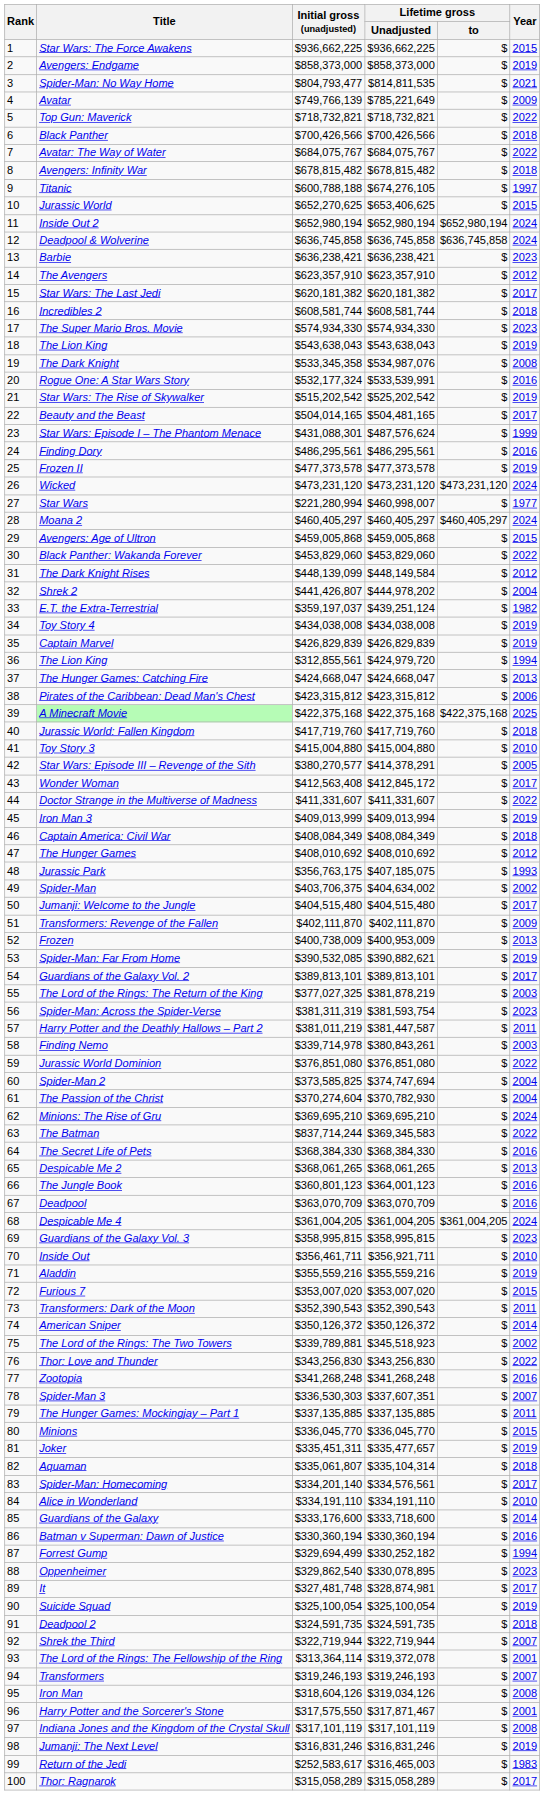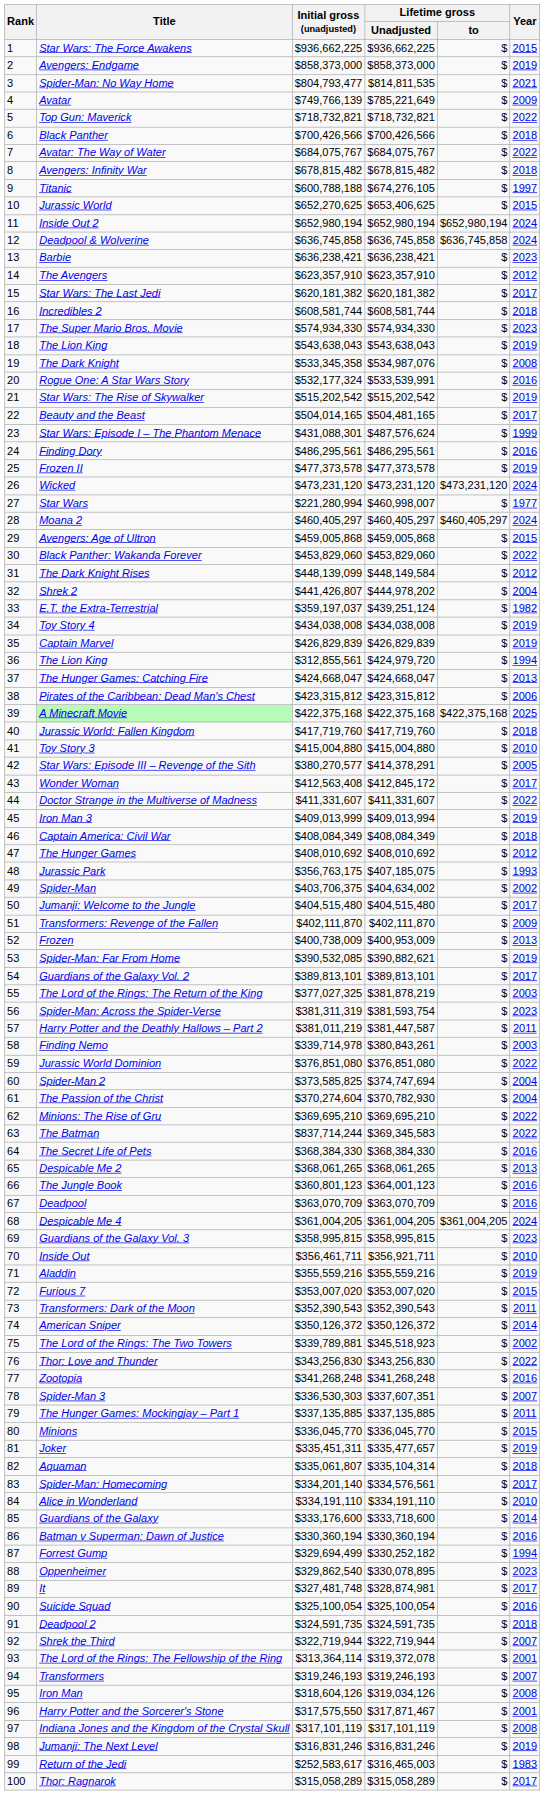(401, 398) $525,202,542 -> (401, 398) $515,202,542
(525, 1116) 2024 -> (525, 1116) 2022
(525, 1606) 2019 -> (525, 1606) 2016
